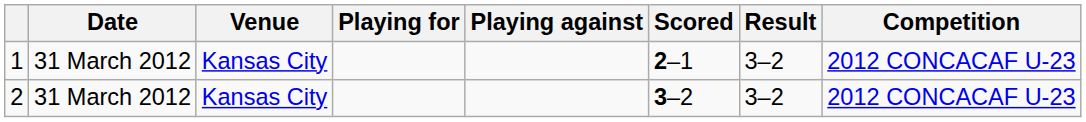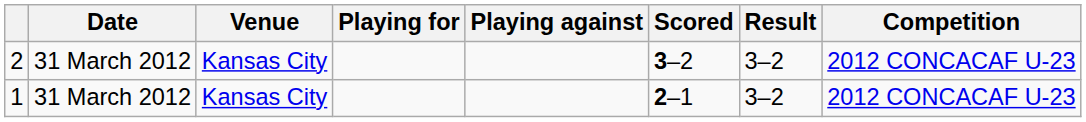rows swapped: (17, 60) <-> (17, 97)
